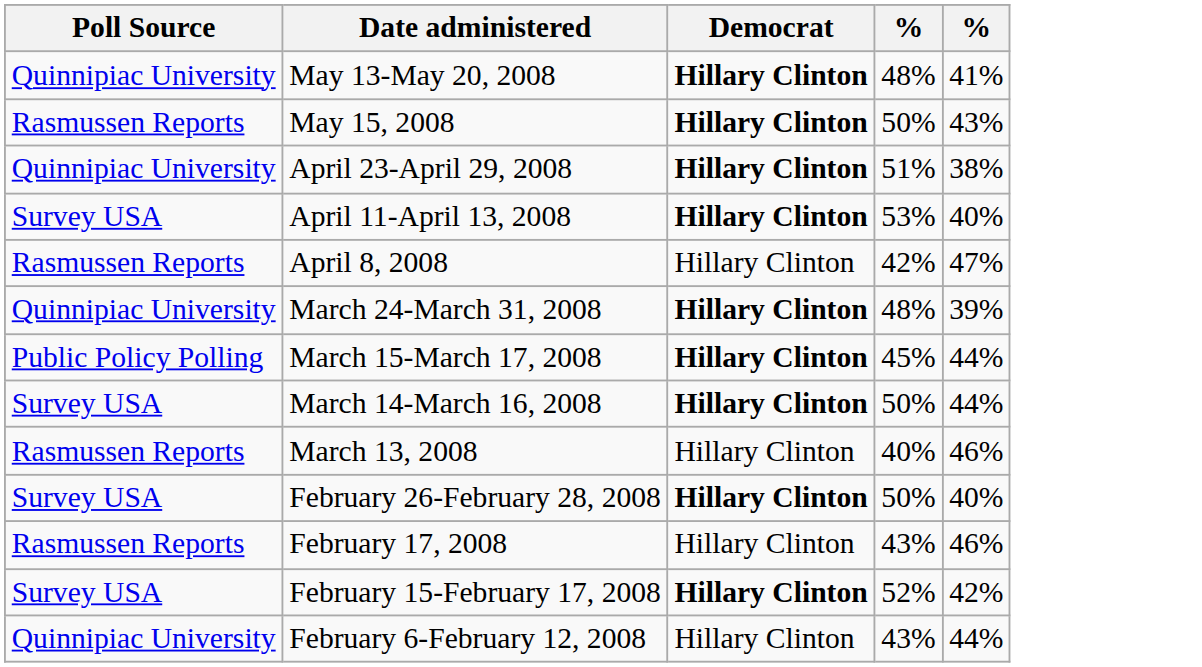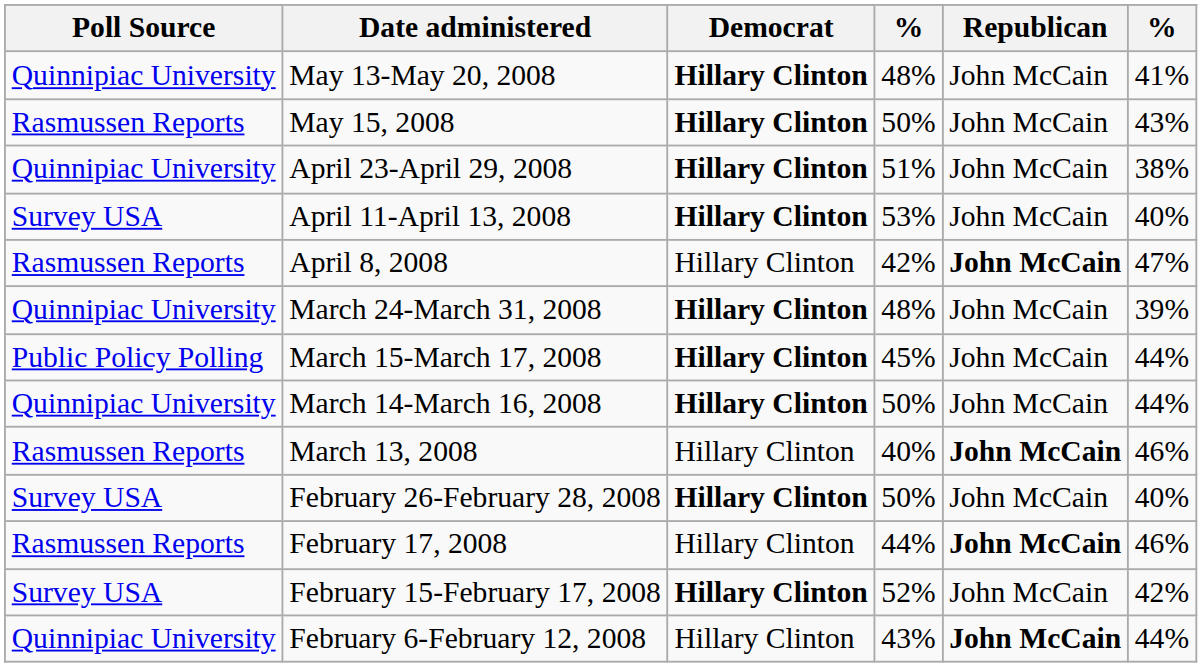+ column: (1035, 27)
(87, 403) Survey USA -> (144, 403) Quinnipiac University
(908, 544) 43% -> (908, 544) 44%
